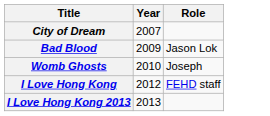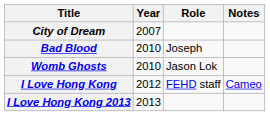+ column: (244, 13)
(148, 48) 2009 -> (148, 48) 2010
(192, 48) Jason Lok -> (184, 48) Joseph
(184, 66) Joseph -> (192, 66) Jason Lok
